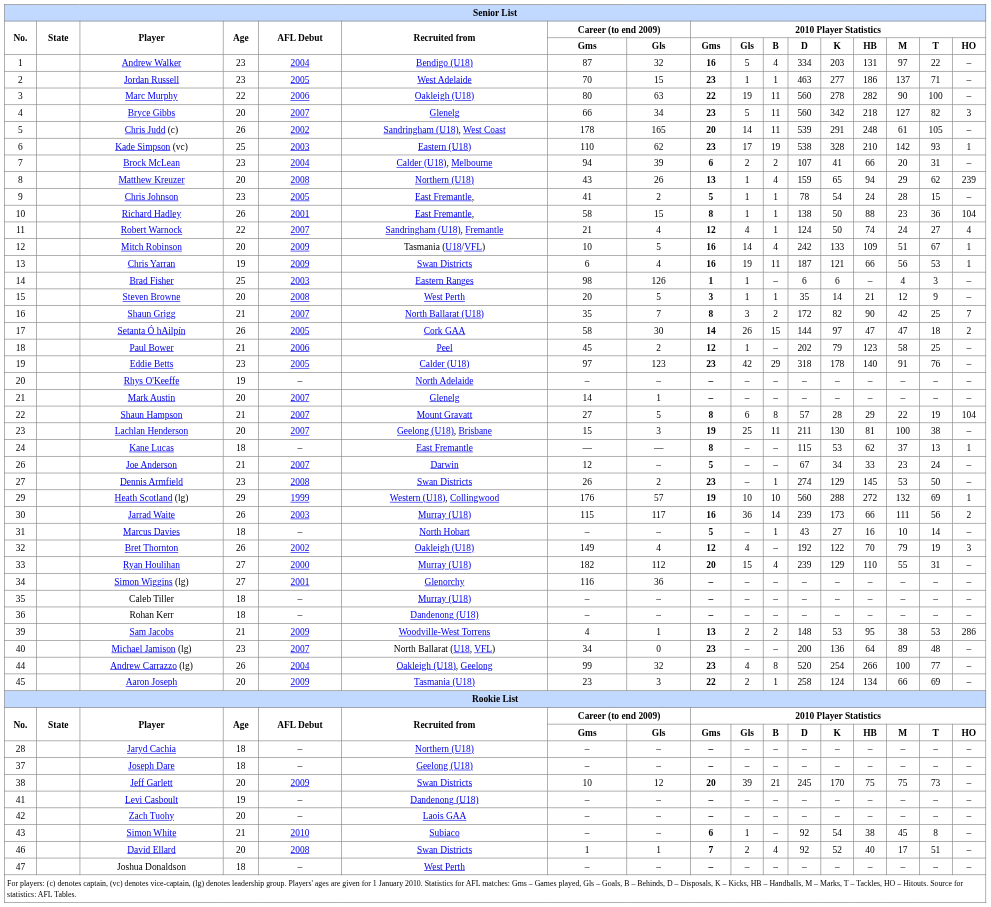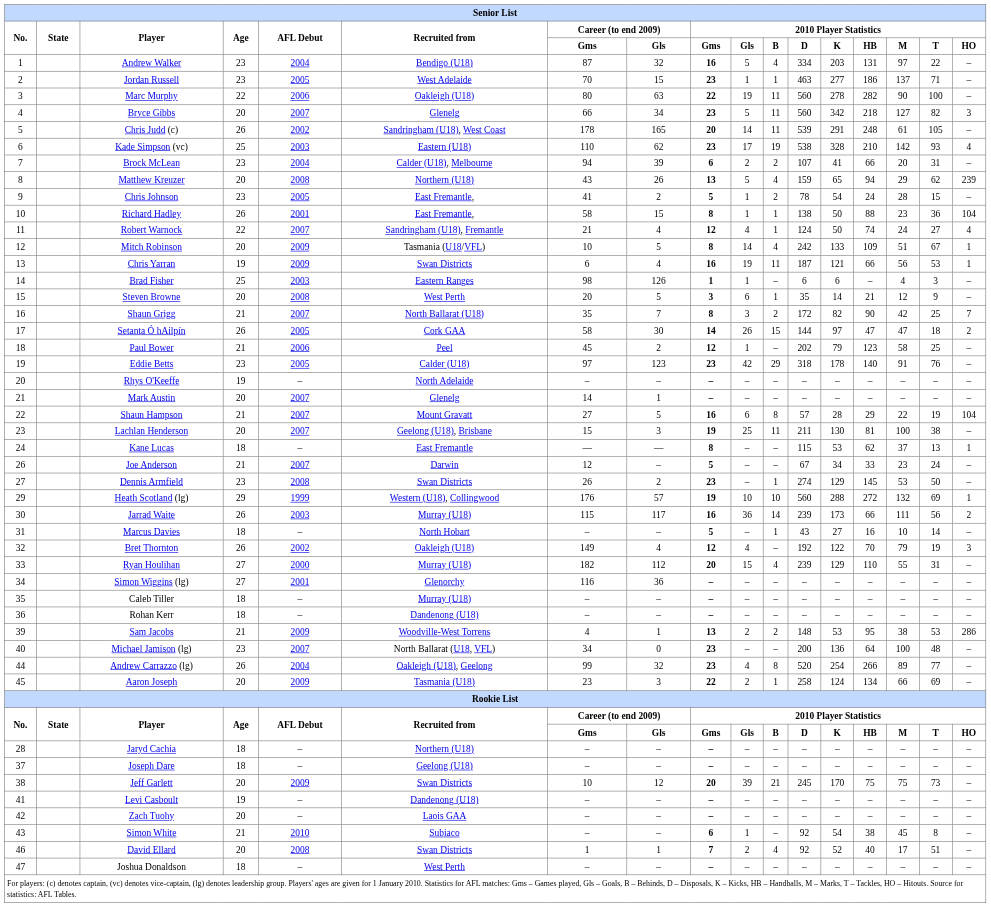(969, 146) 1 -> (969, 146) 4
(747, 180) 1 -> (747, 180) 5
(776, 197) 1 -> (776, 197) 2
(711, 247) 16 -> (711, 247) 8
(747, 297) 1 -> (747, 297) 6
(711, 414) 8 -> (711, 414) 16
(903, 648) 89 -> (903, 648) 100
(903, 665) 100 -> (903, 665) 89
